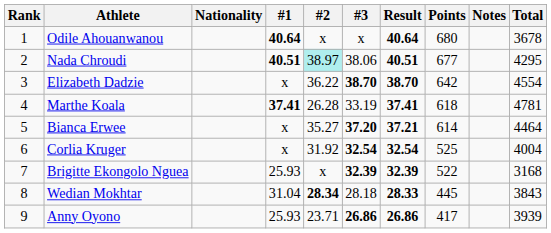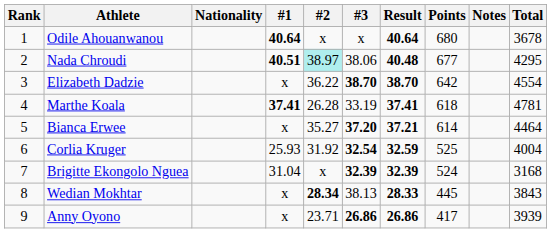(403, 60) 40.51 -> (403, 60) 40.48
(285, 149) x -> (285, 149) 25.93
(403, 149) 32.54 -> (403, 149) 32.59
(285, 171) 25.93 -> (285, 171) 31.04
(447, 171) 522 -> (447, 171) 524
(285, 194) 31.04 -> (285, 194) x
(361, 194) 28.18 -> (361, 194) 38.13
(285, 216) 25.93 -> (285, 216) x
